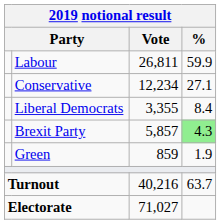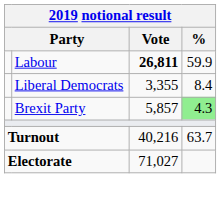(159, 62) normal -> (159, 62) bold
- row: (53, 85)
- row: (32, 154)
